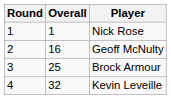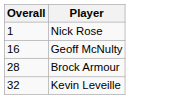- column: (25, 13)
(54, 67) 25 -> (13, 67) 28
